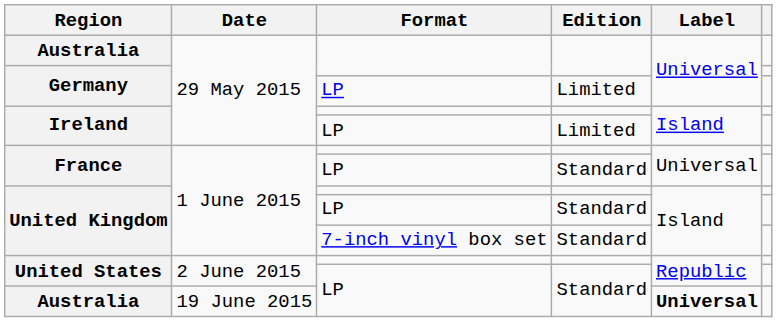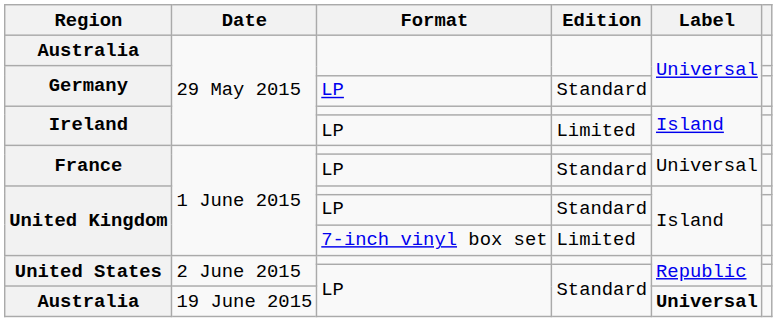(596, 91) Limited -> (602, 91) Standard
(602, 240) Standard -> (596, 240) Limited
